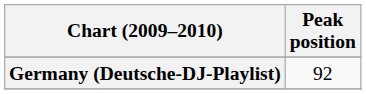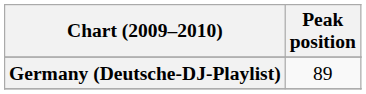(323, 72) 92 -> (323, 72) 89
